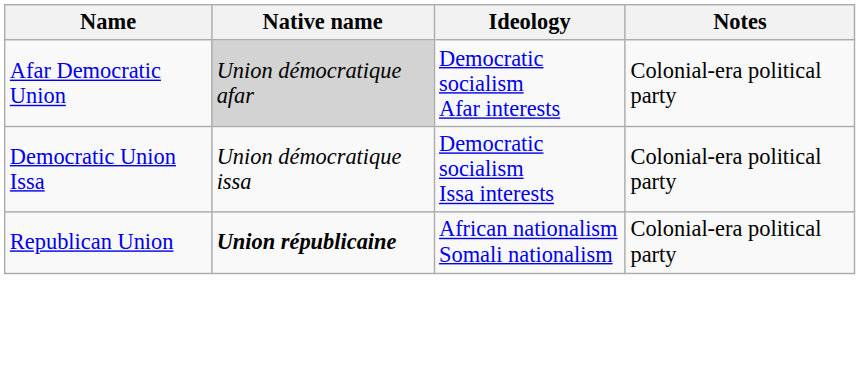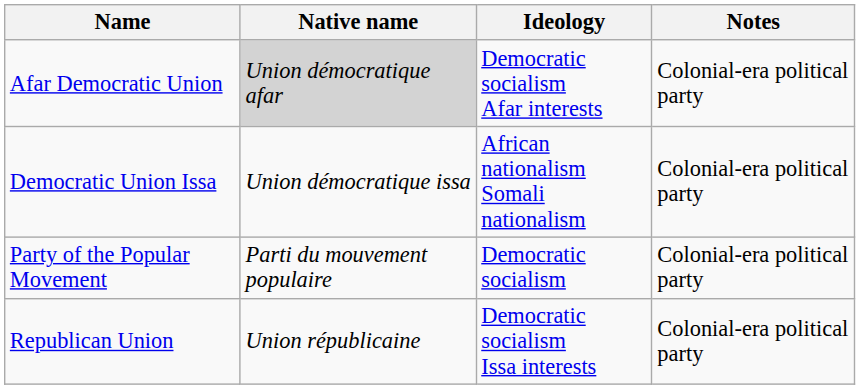(497, 168) Democratic socialism Issa interests -> (534, 181) African nationalism Somali nationalism
+ row: (100, 267)
(307, 242) bold -> (333, 340) normal
(528, 242) African nationalism Somali nationalism -> (539, 340) Democratic socialism Issa interests
